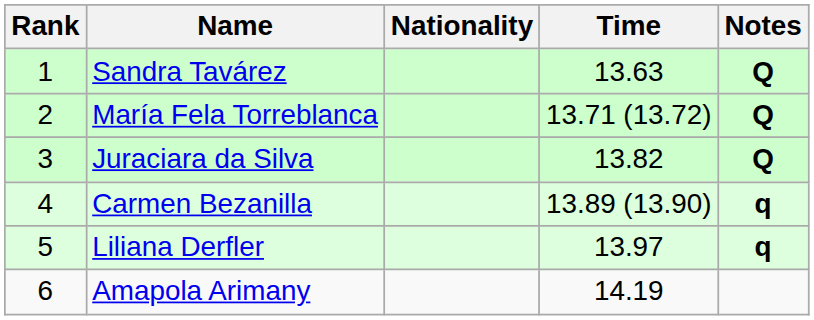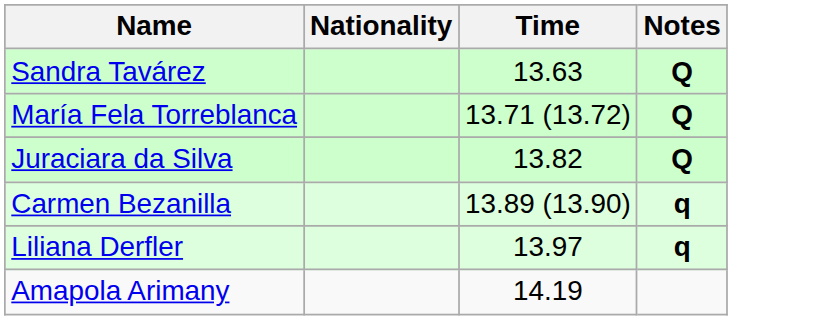- column: (45, 26)
